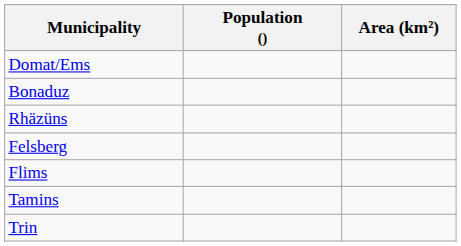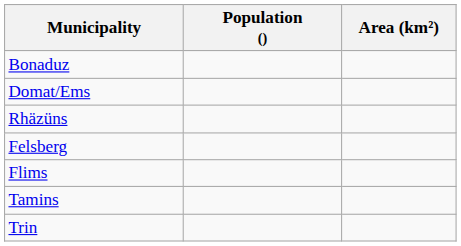rows swapped: (39, 91) <-> (49, 64)
